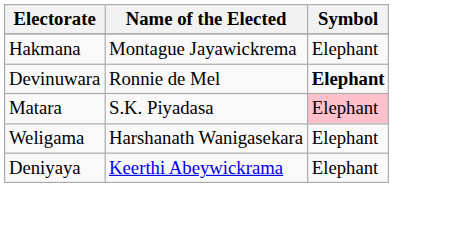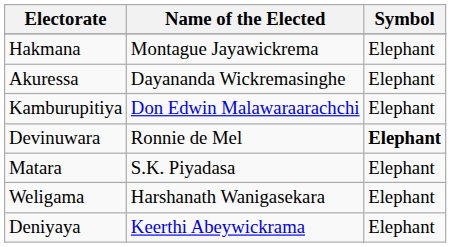+ row: (44, 78)
+ row: (66, 108)
(345, 108) pink background -> (401, 167) no background
